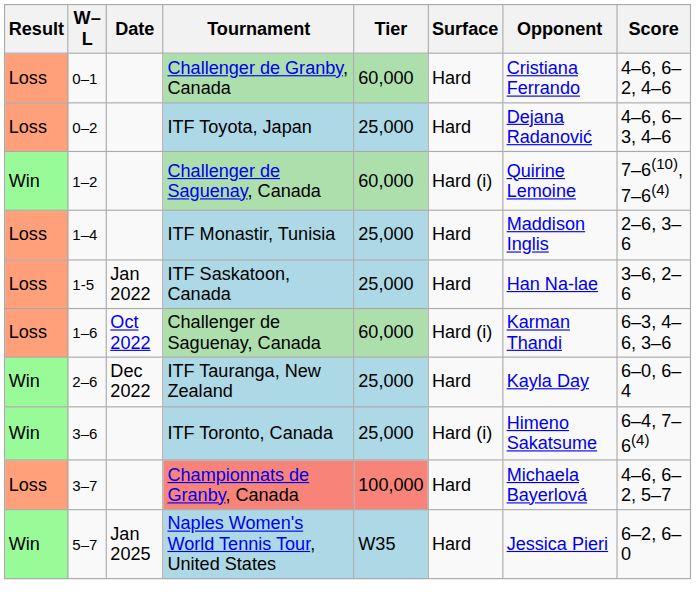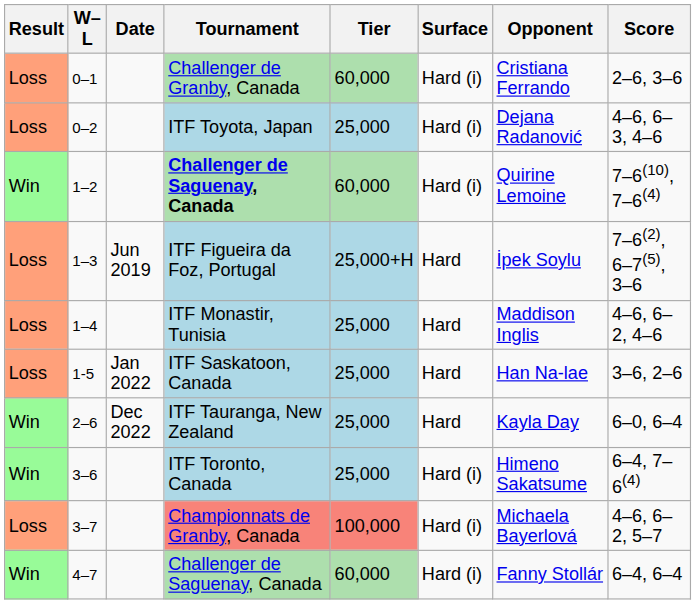(452, 78) Hard -> (452, 78) Hard (i)
(651, 78) 4–6, 6–2, 4–6 -> (647, 78) 2–6, 3–6
(452, 127) Hard -> (452, 127) Hard (i)
(244, 180) normal -> (228, 186) bold
+ row: (85, 261)
(651, 234) 2–6, 3–6 -> (642, 324) 4–6, 6–2, 4–6
- row: (85, 334)
(452, 484) Hard -> (452, 525) Hard (i)
+ row: (85, 575)
- row: (85, 545)
